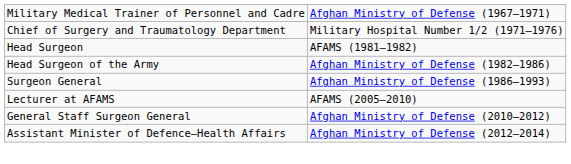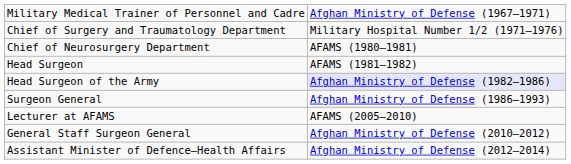+ row: (108, 47)
(430, 64) no background -> (430, 82) lavender background
